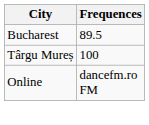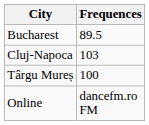+ row: (40, 55)
